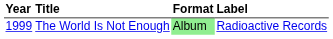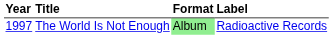(19, 26) 1999 -> (19, 26) 1997
